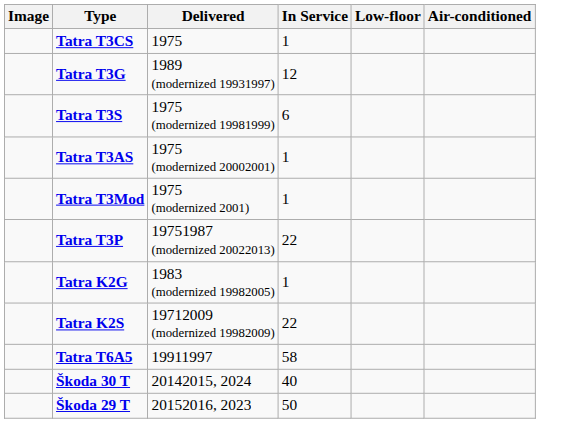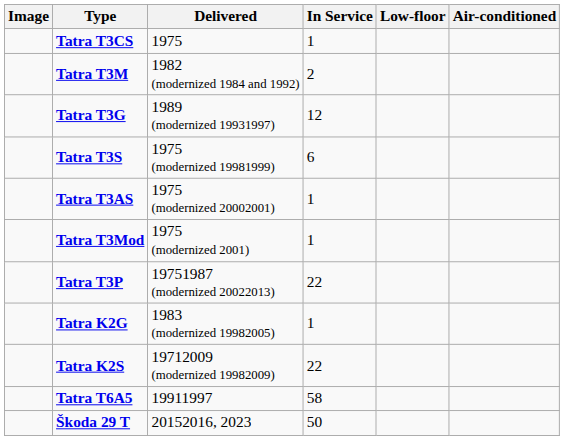+ row: (92, 74)
- row: (93, 381)
